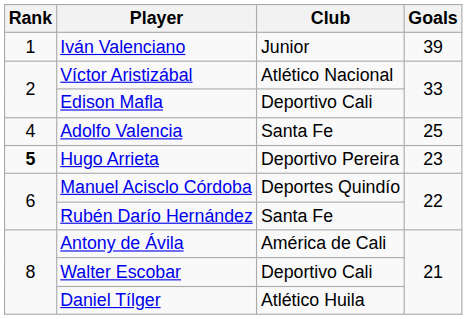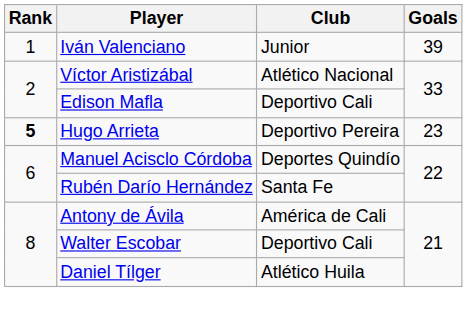- row: (121, 131)
